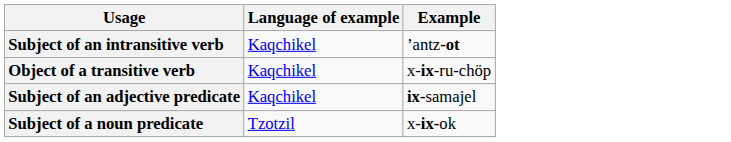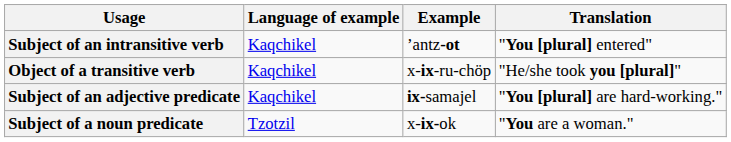+ column: (610, 17)
